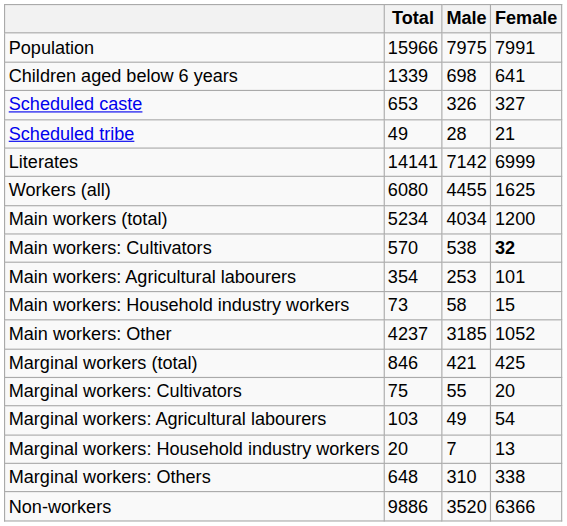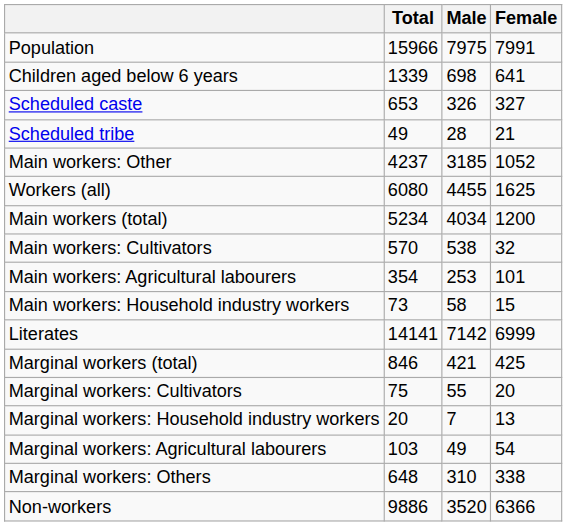rows swapped: (43, 162) <-> (90, 334)
(505, 248) bold -> (505, 248) normal
rows swapped: (167, 420) <-> (194, 448)
